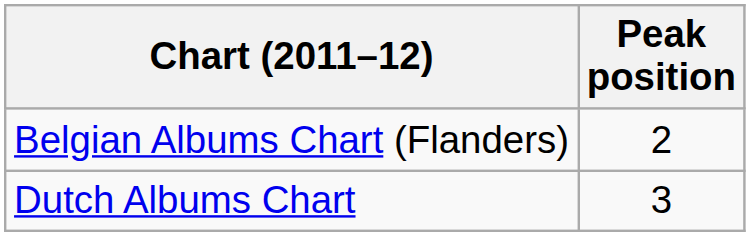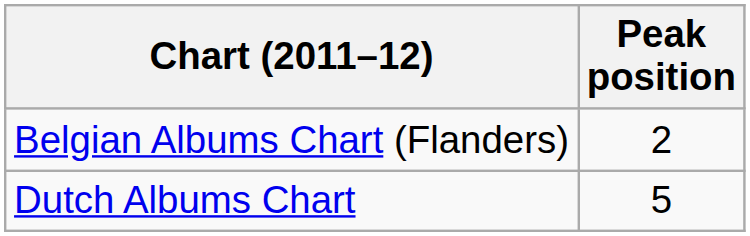(661, 199) 3 -> (661, 199) 5
